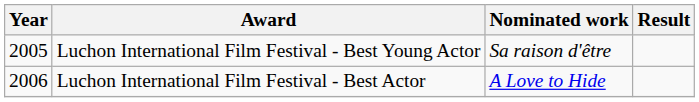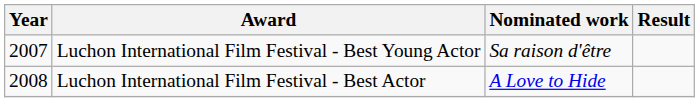(28, 50) 2005 -> (28, 50) 2007
(28, 81) 2006 -> (28, 81) 2008
